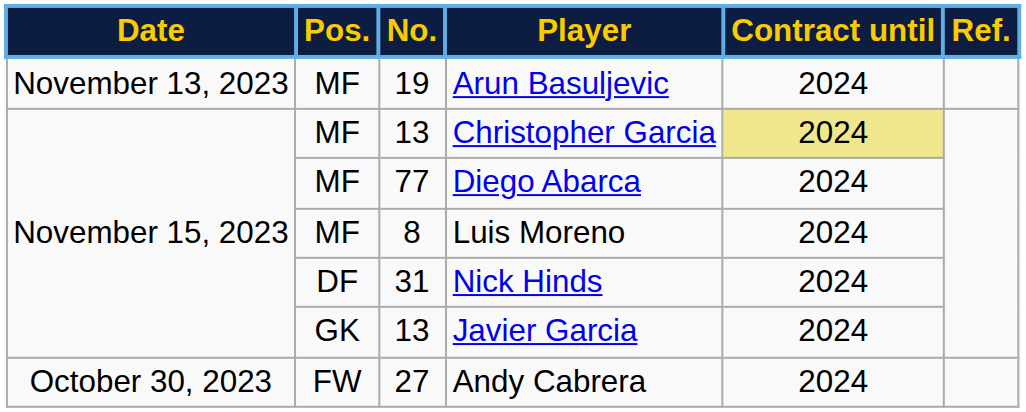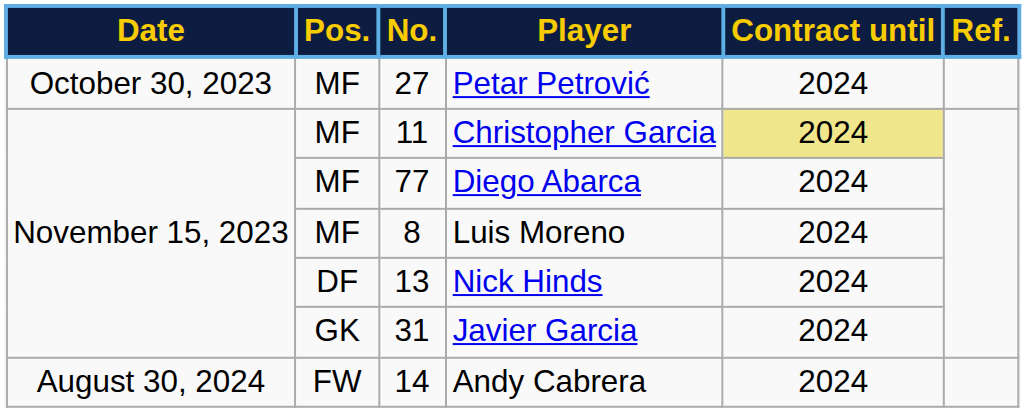+ row: (551, 83)
- row: (561, 83)
(412, 132) 13 -> (412, 132) 11
(412, 281) 31 -> (412, 281) 13
(412, 331) 13 -> (412, 331) 31
(151, 381) October 30, 2023 -> (151, 381) August 30, 2024
(412, 381) 27 -> (412, 381) 14
